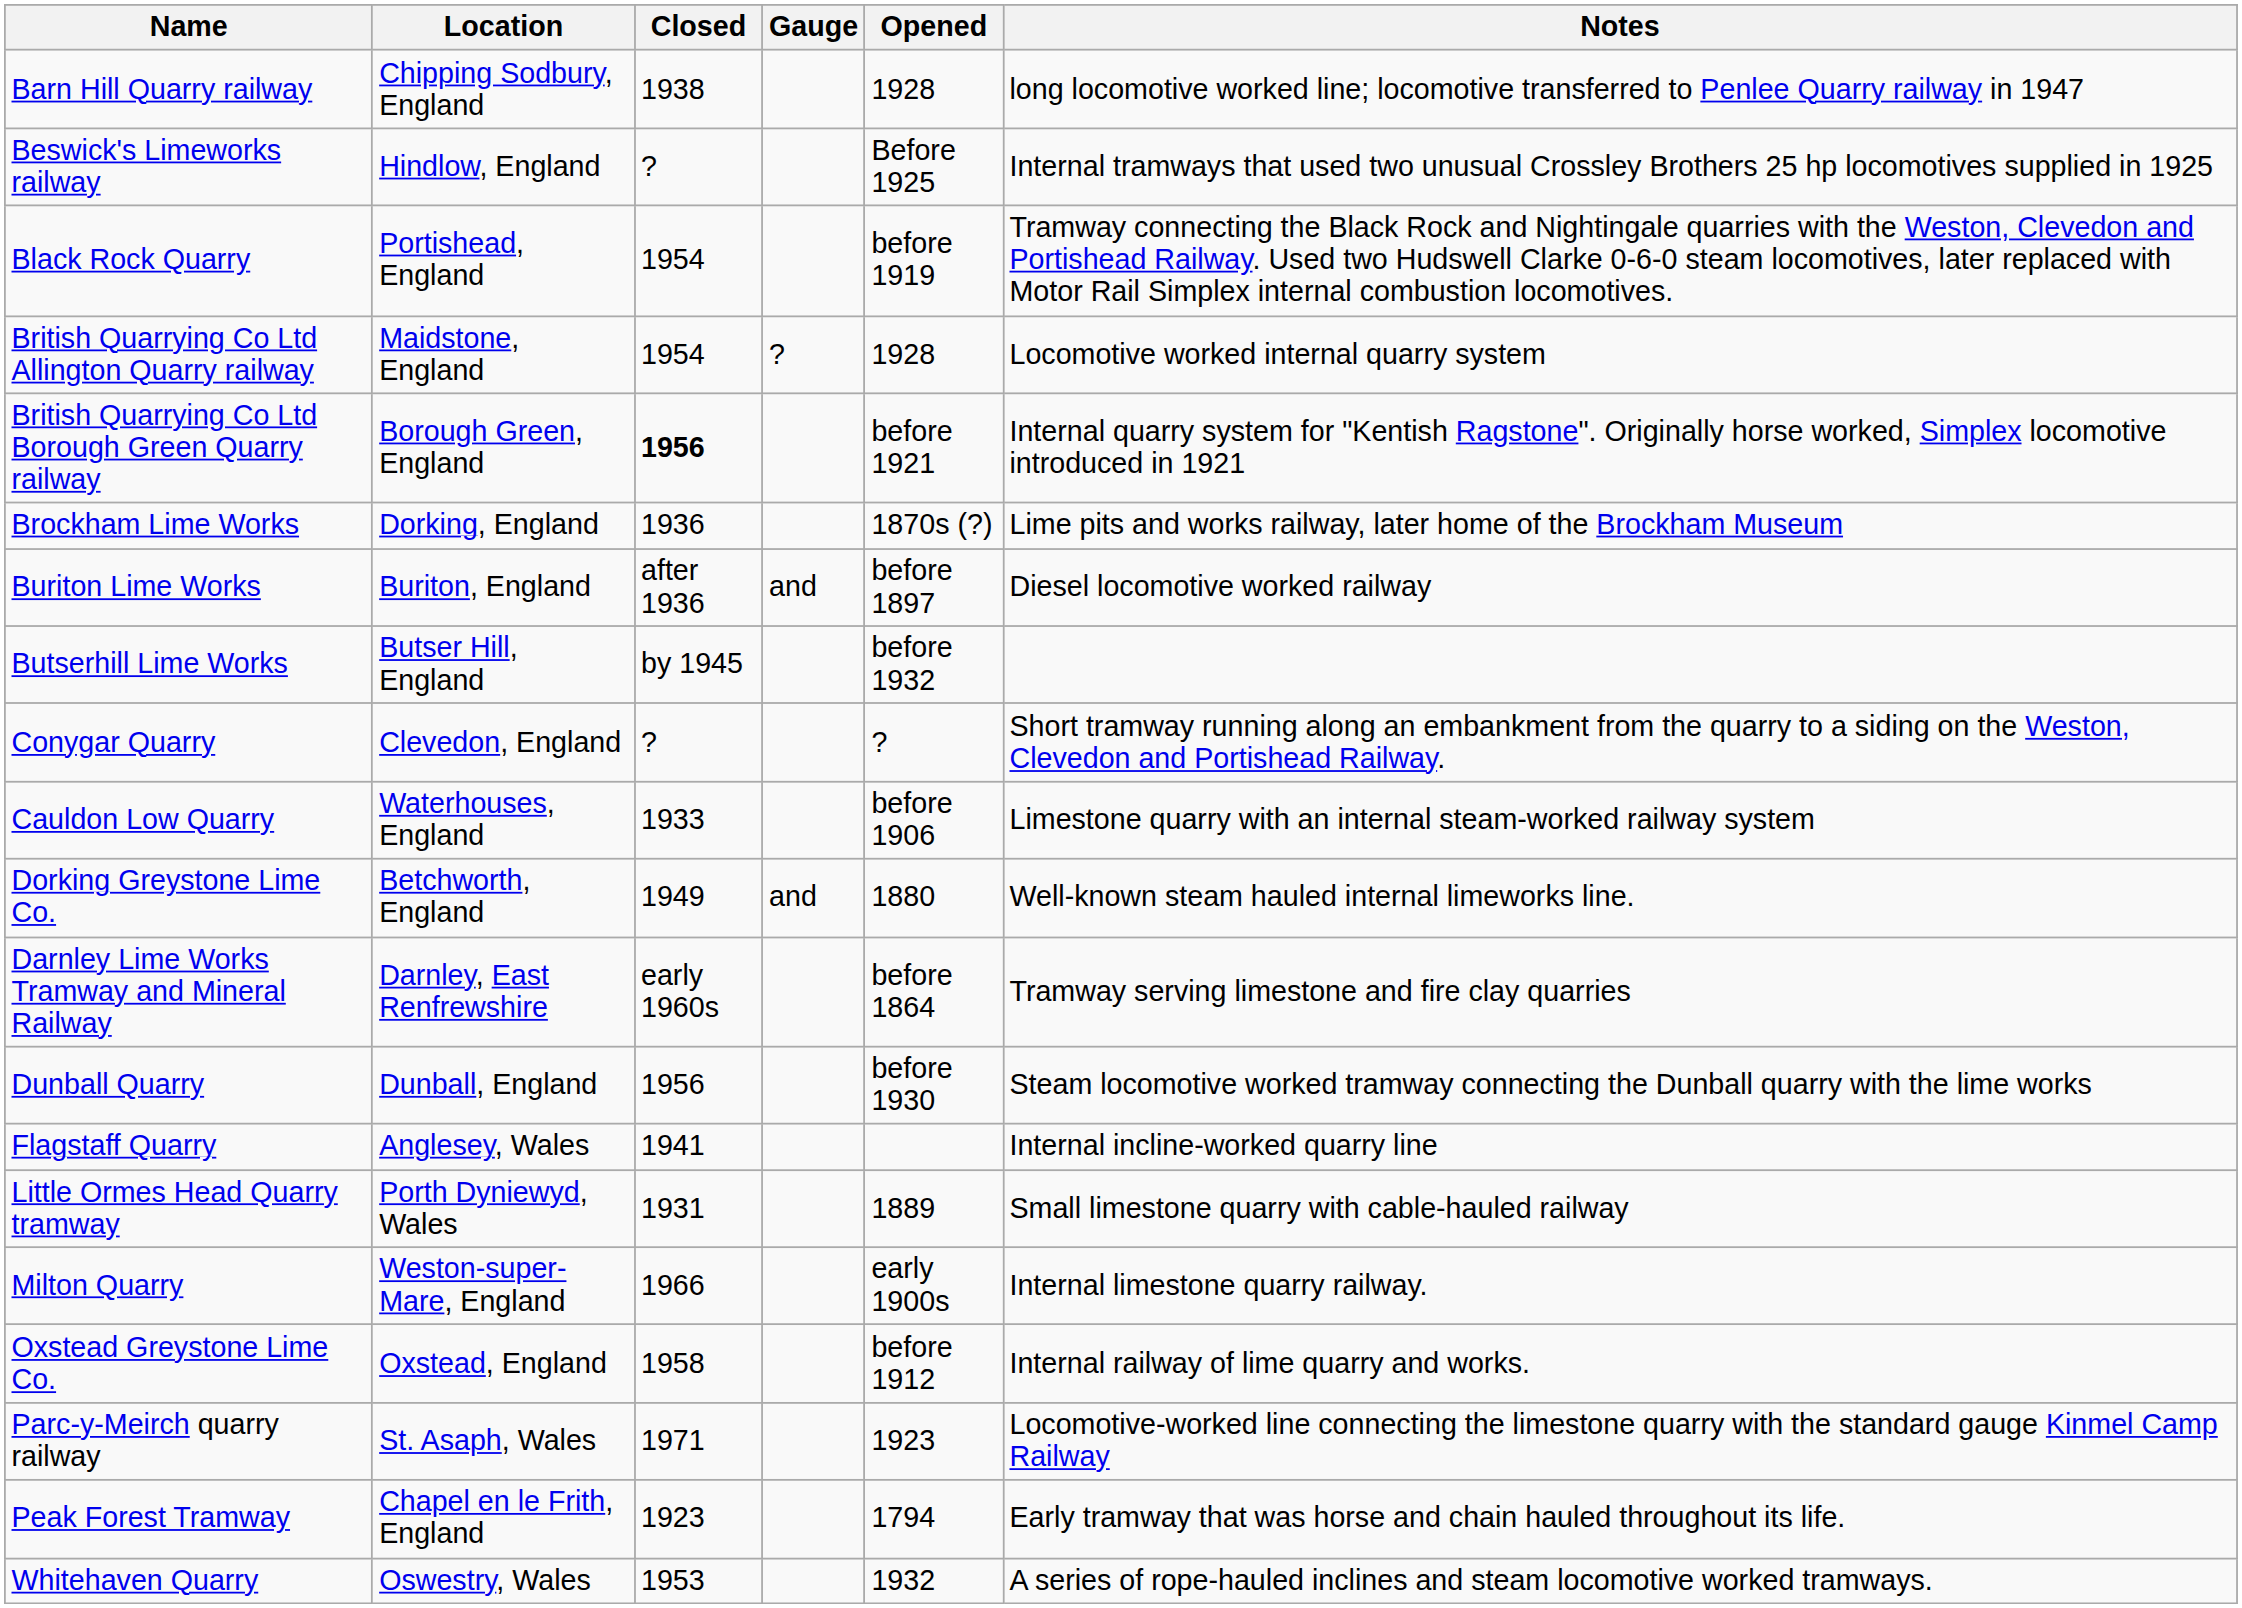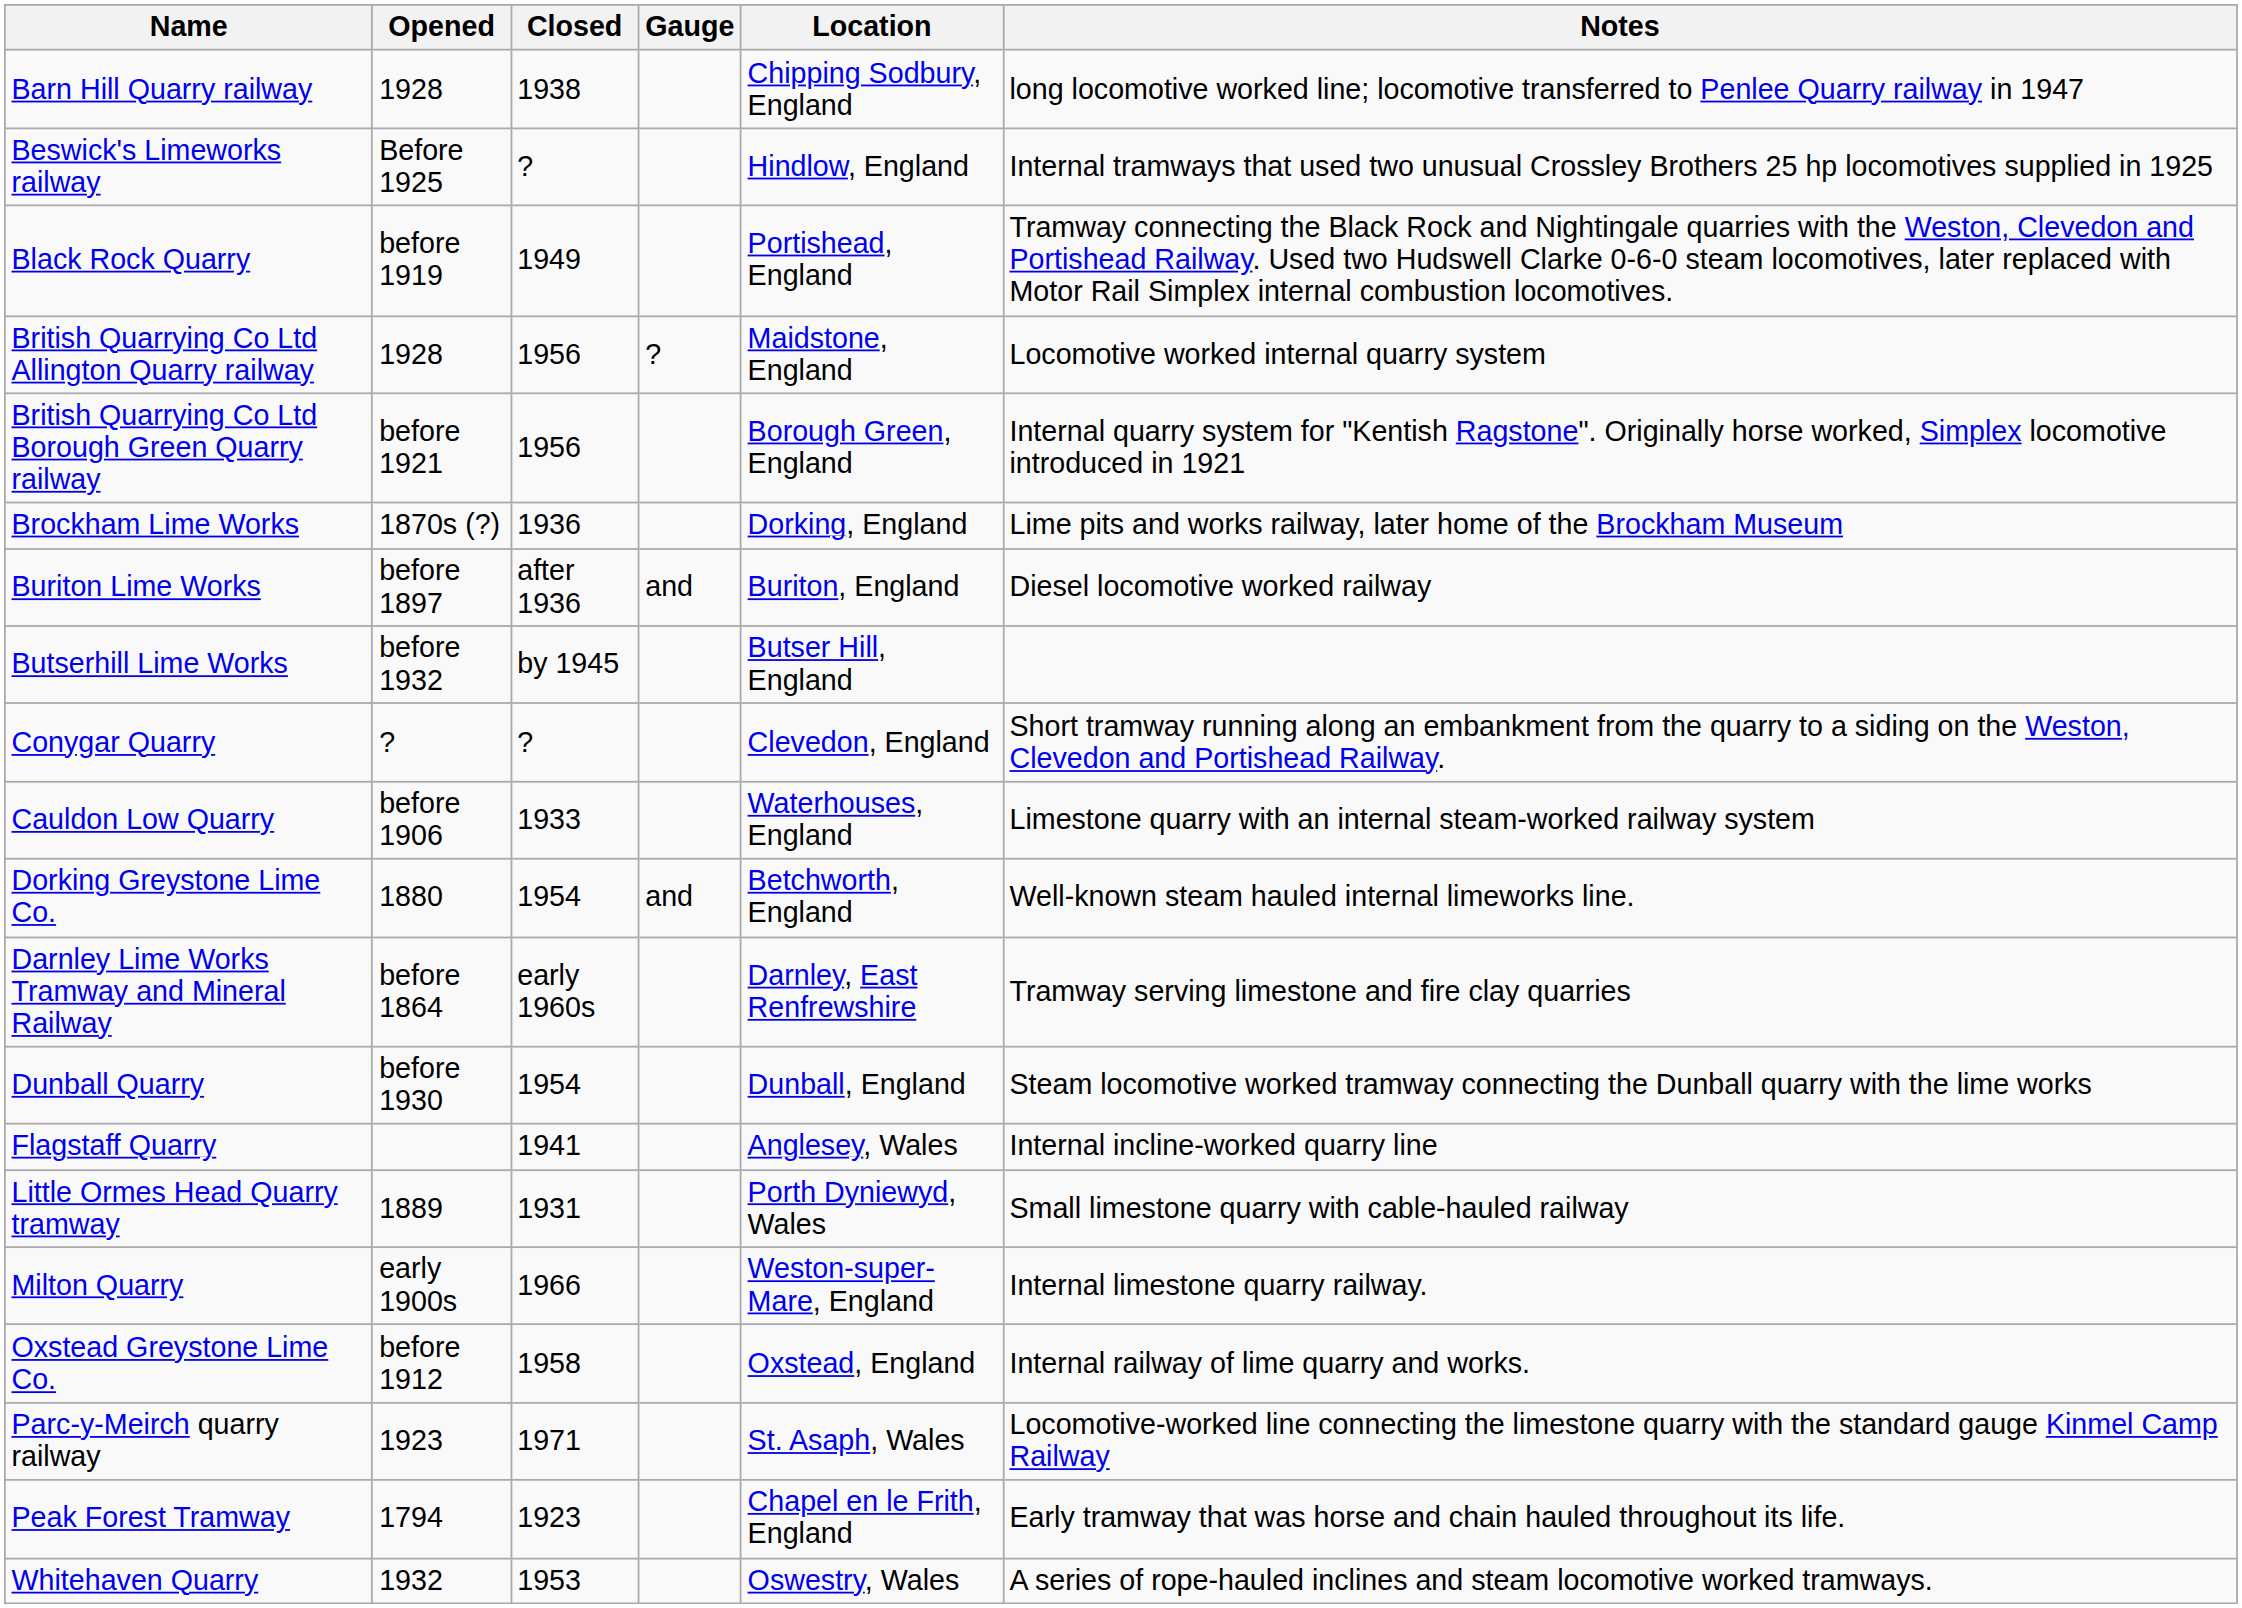columns swapped: (934, 27) <-> (503, 27)
(673, 260) 1954 -> (549, 260) 1949
(673, 353) 1954 -> (549, 353) 1956
(673, 447) bold -> (549, 447) normal
(673, 897) 1949 -> (549, 897) 1954
(673, 1084) 1956 -> (549, 1084) 1954
